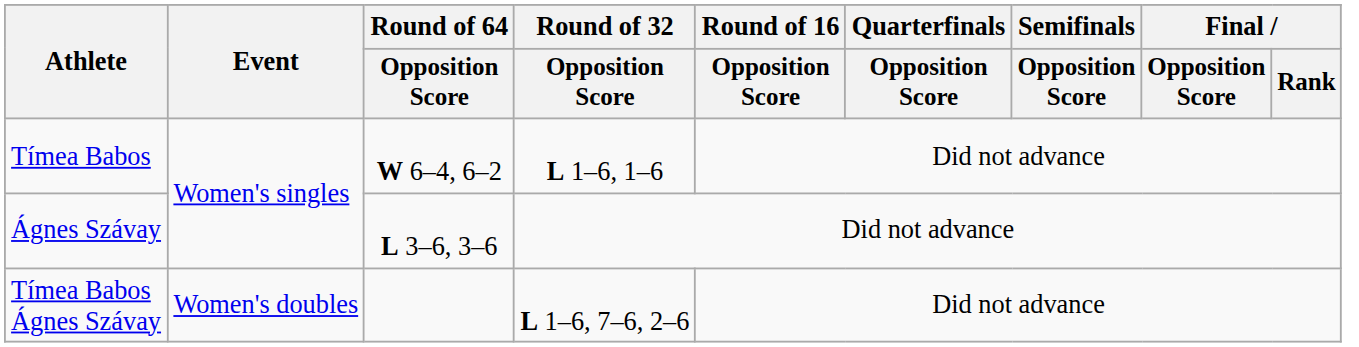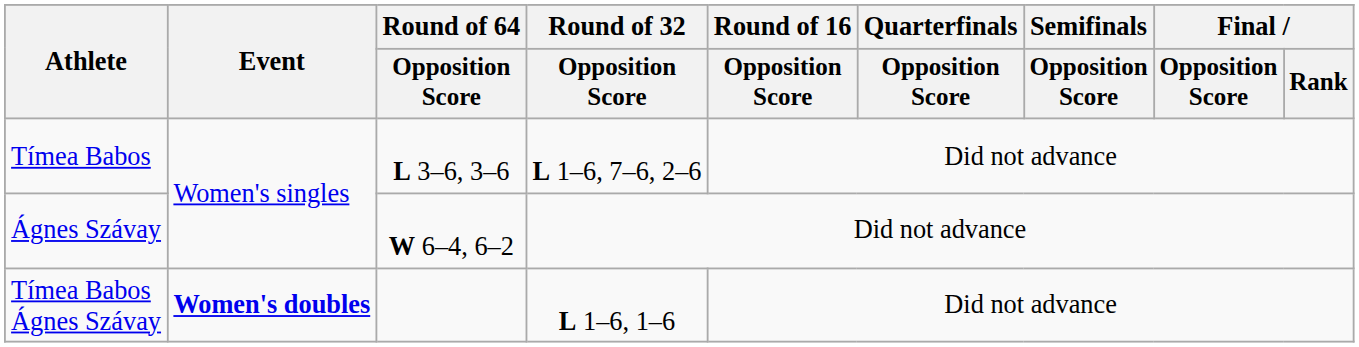(439, 171) W 6–4, 6–2 -> (451, 171) L 3–6, 3–6
(605, 171) L 1–6, 1–6 -> (617, 171) L 1–6, 7–6, 2–6
(439, 246) L 3–6, 3–6 -> (451, 246) W 6–4, 6–2
(266, 305) normal -> (272, 305) bold
(605, 320) L 1–6, 7–6, 2–6 -> (617, 320) L 1–6, 1–6
